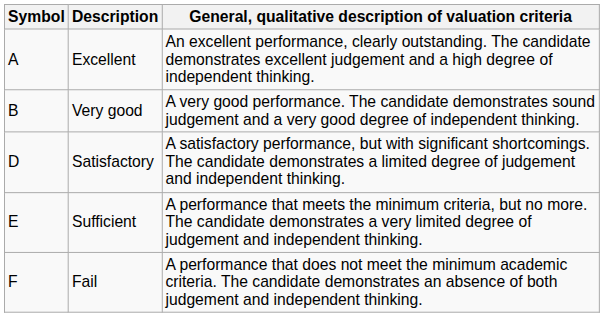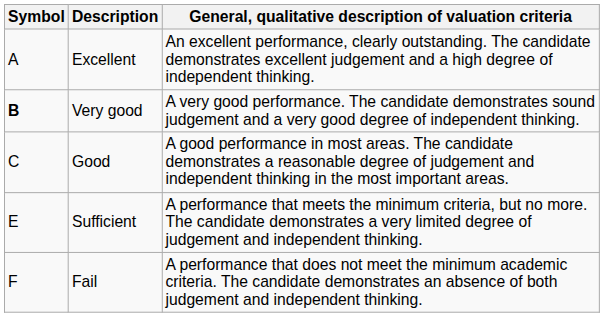(13, 110) normal -> (14, 110) bold
+ row: (91, 162)
- row: (113, 162)
